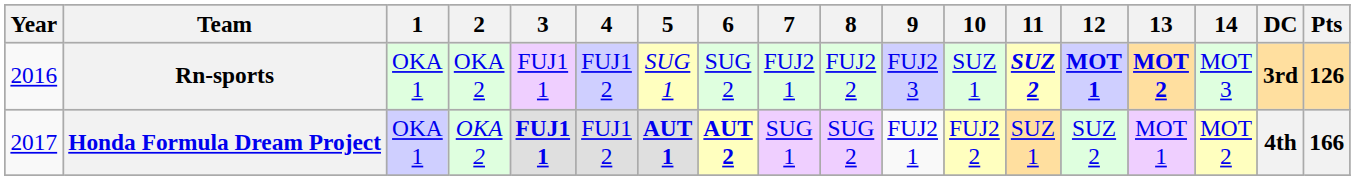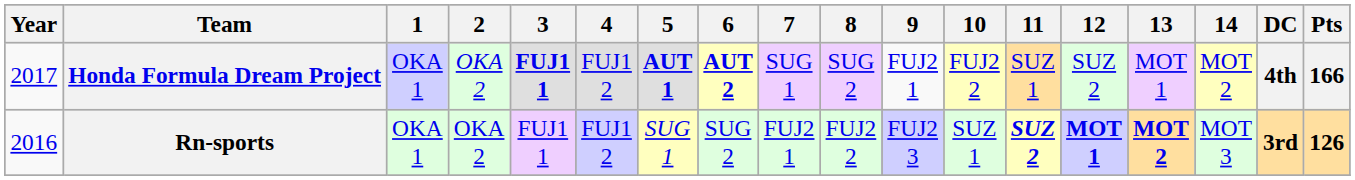rows swapped: (225, 75) <-> (225, 141)
